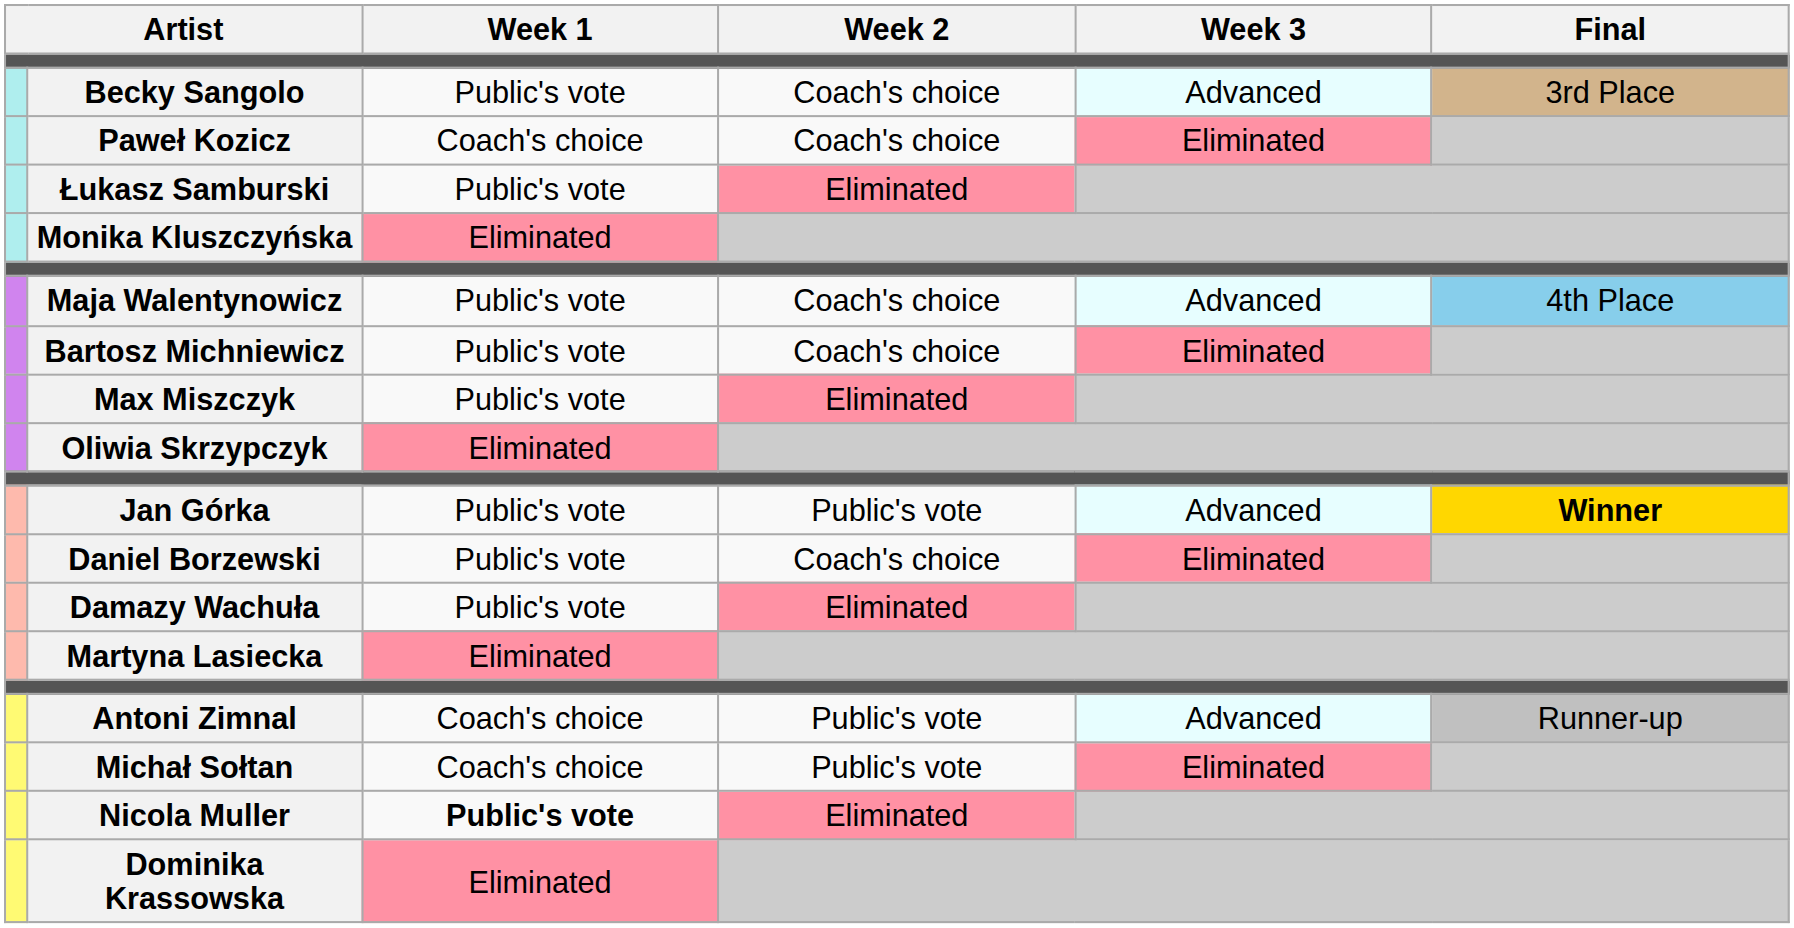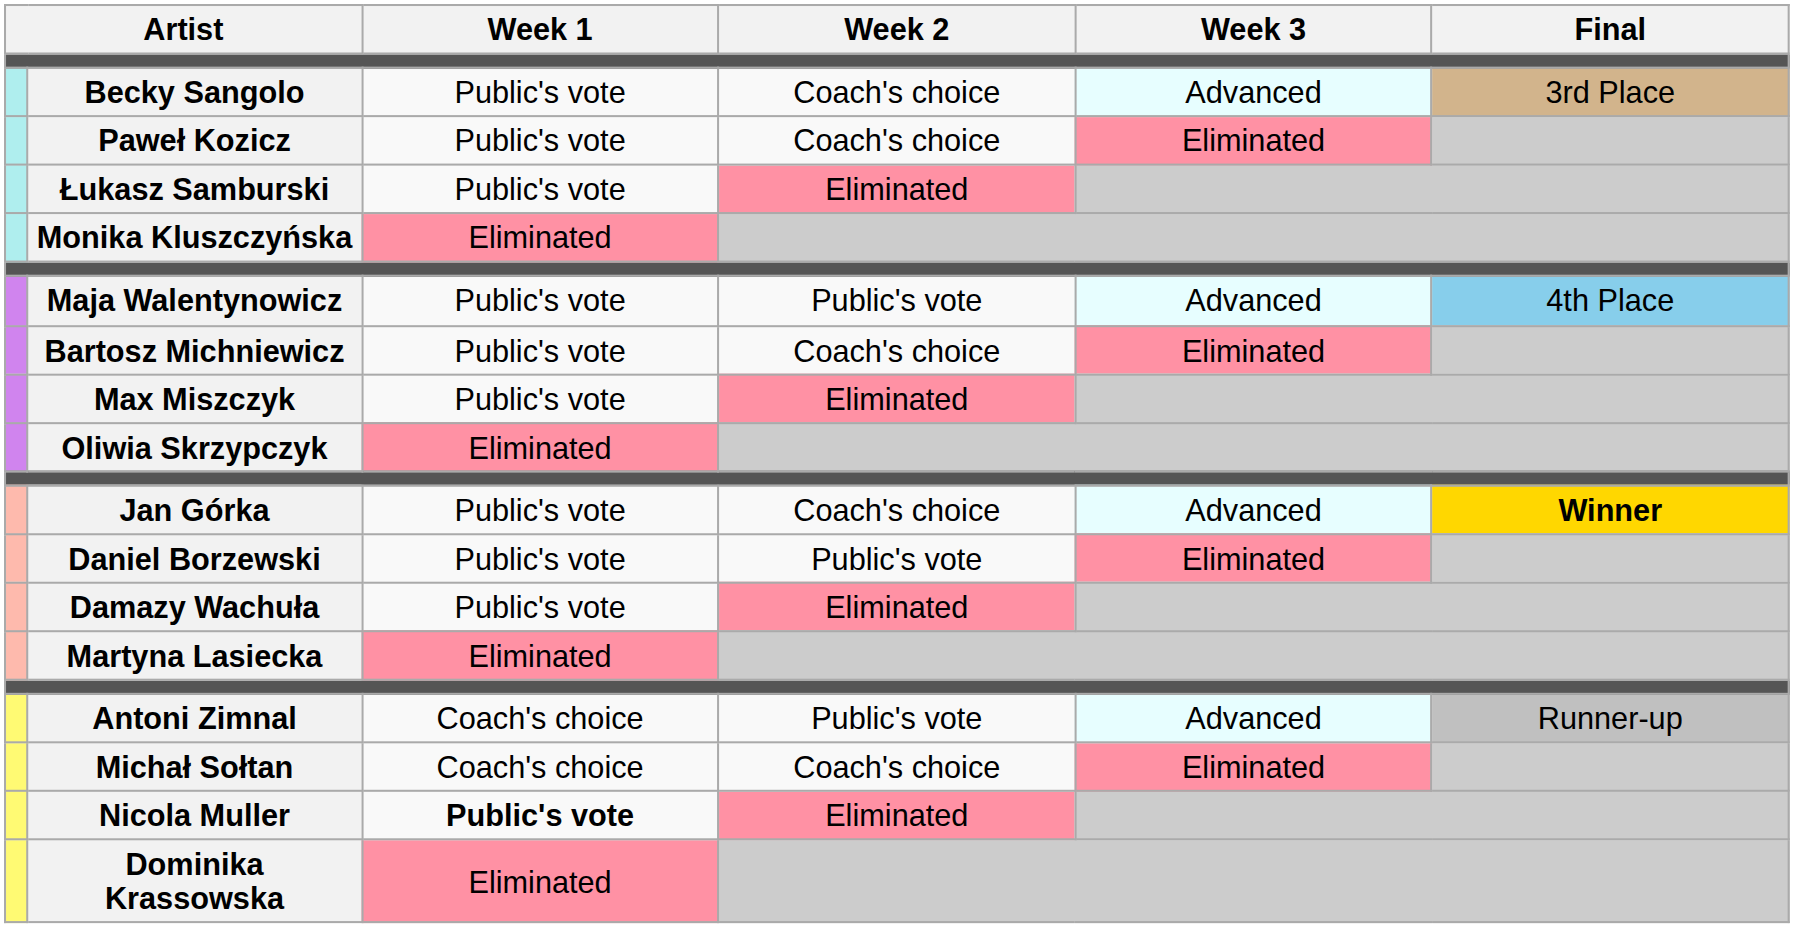(540, 141) Coach's choice -> (540, 141) Public's vote
(897, 301) Coach's choice -> (897, 301) Public's vote
(897, 510) Public's vote -> (897, 510) Coach's choice
(897, 558) Coach's choice -> (897, 558) Public's vote
(897, 767) Public's vote -> (897, 767) Coach's choice
